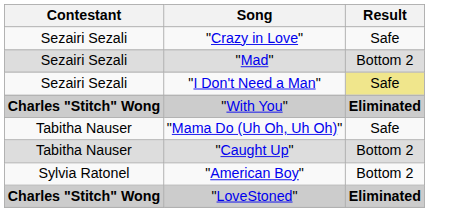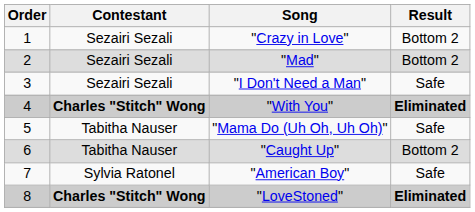+ column: (27, 15)
(385, 38) Safe -> (430, 38) Bottom 2
(385, 83) khaki background -> (430, 83) no background
(385, 173) Bottom 2 -> (430, 173) Safe
